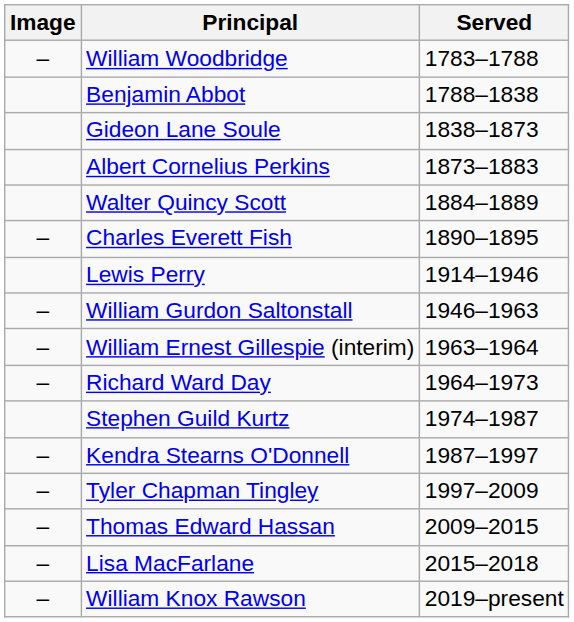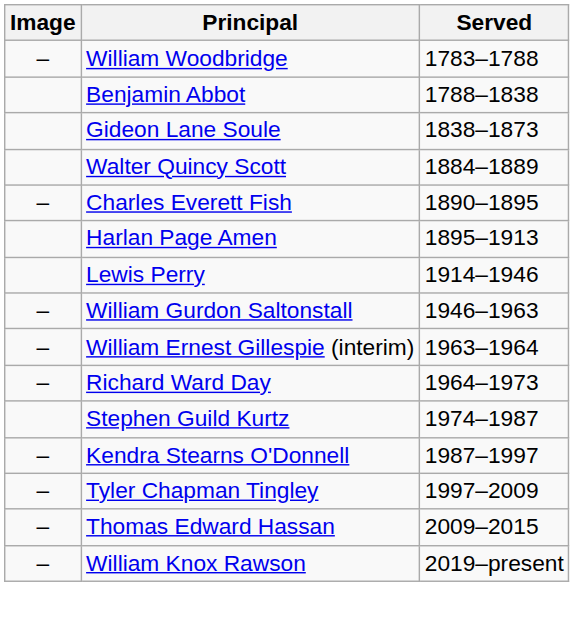- row: (208, 166)
+ row: (181, 238)
- row: (170, 563)
